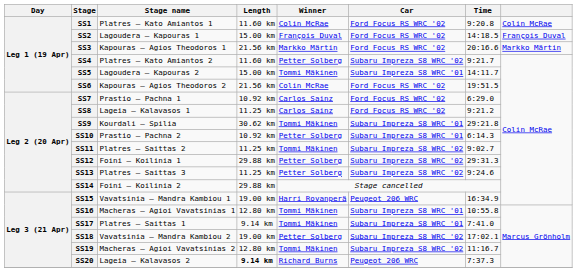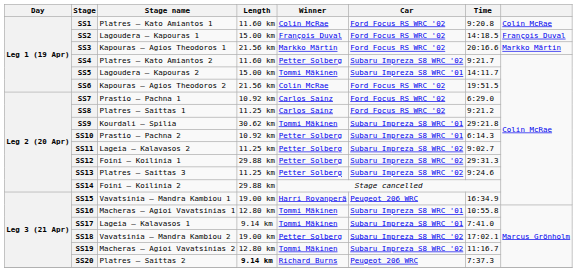(145, 111) Lageia — Kalavasos 1 -> (142, 111) Platres — Saittas 1
(142, 148) Platres — Saittas 2 -> (145, 148) Lageia — Kalavasos 2
(308, 148) Tommi Mäkinen -> (310, 148) Petter Solberg
(142, 223) Platres — Saittas 1 -> (145, 223) Lageia — Kalavasos 1
(145, 261) Lageia — Kalavasos 2 -> (142, 261) Platres — Saittas 2
